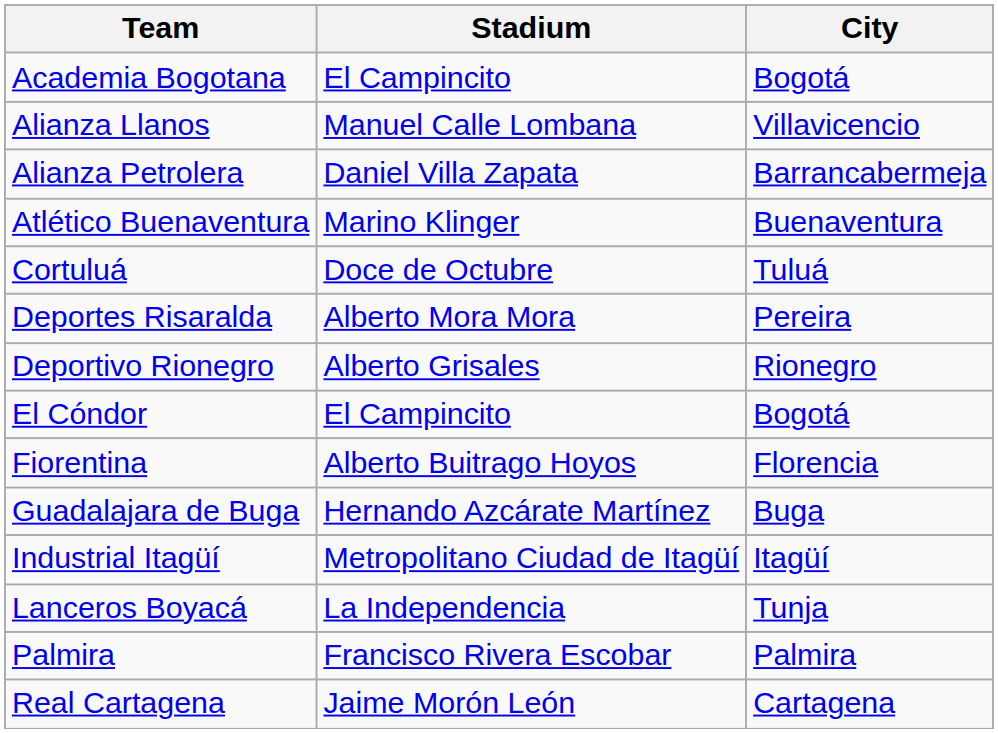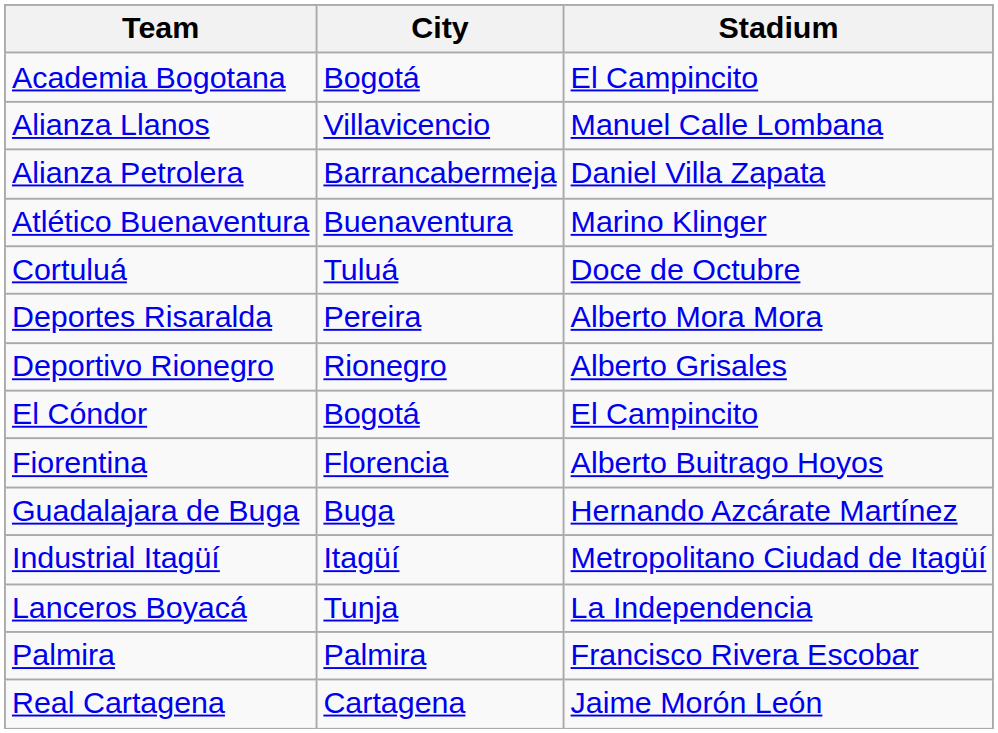columns swapped: (870, 28) <-> (531, 28)
